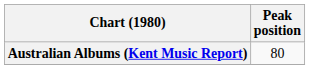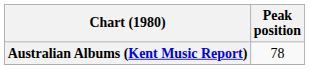(277, 53) 80 -> (277, 53) 78
